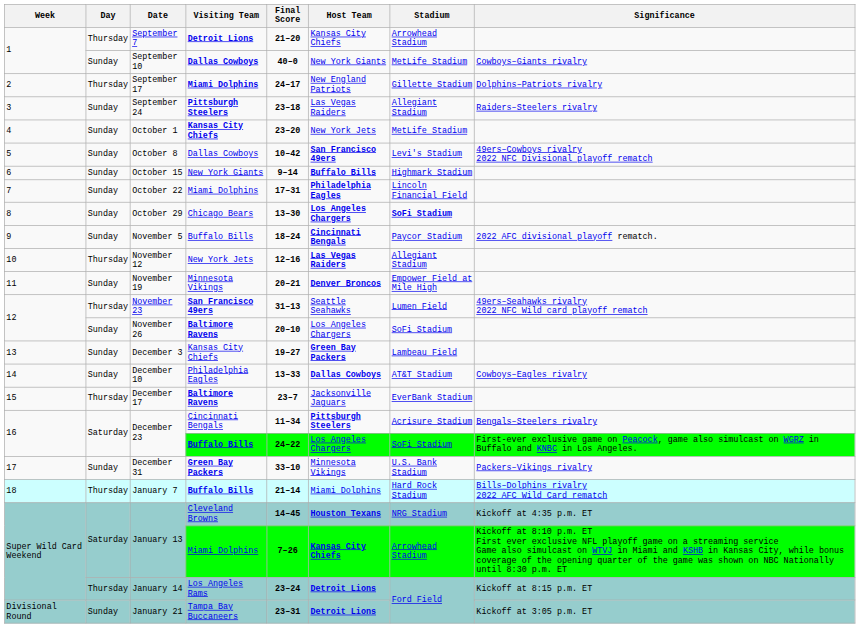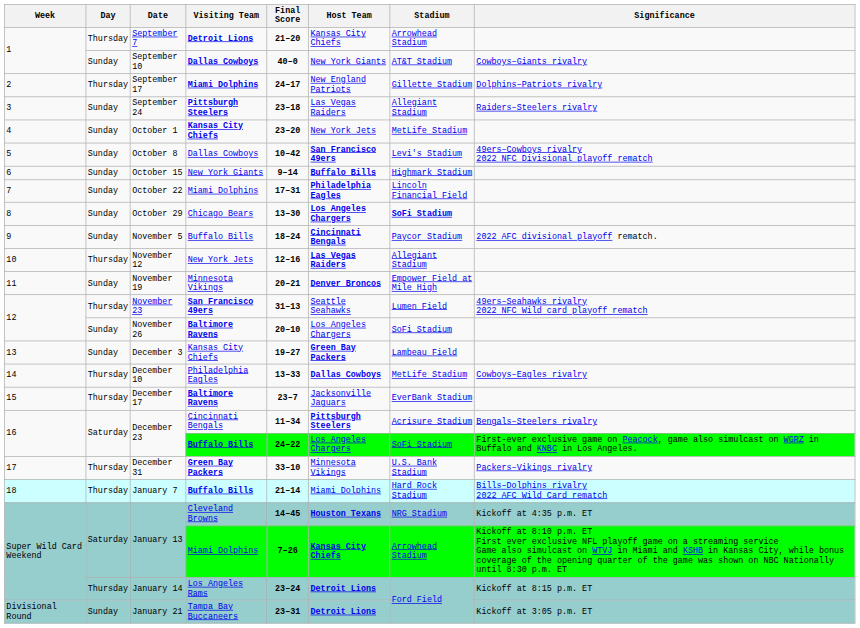(429, 62) MetLife Stadium -> (422, 62) AT&T Stadium
(103, 376) Sunday -> (108, 376) Thursday
(422, 376) AT&T Stadium -> (429, 376) MetLife Stadium
(103, 468) Sunday -> (108, 468) Thursday
